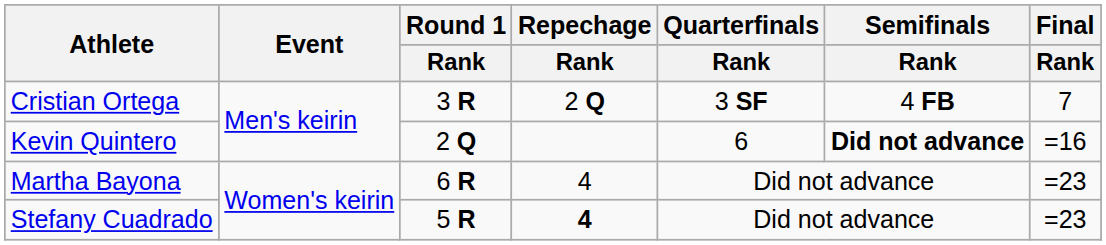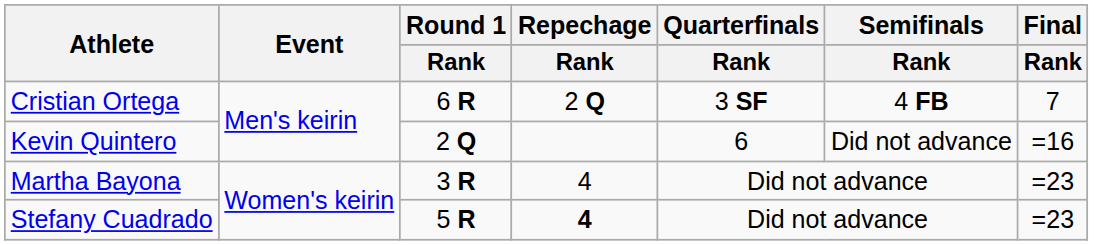(456, 102) 3 R -> (456, 102) 6 R
(928, 142) bold -> (921, 142) normal
(456, 181) 6 R -> (456, 181) 3 R
